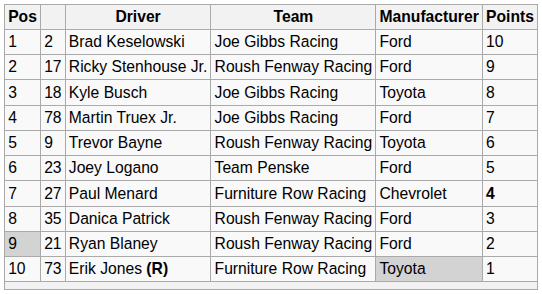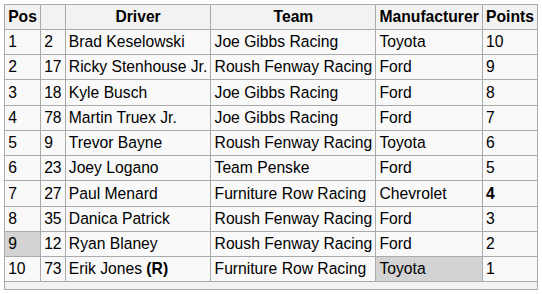(396, 42) Ford -> (403, 42) Toyota
(403, 92) Toyota -> (396, 92) Ford
(53, 244) 21 -> (53, 244) 12
